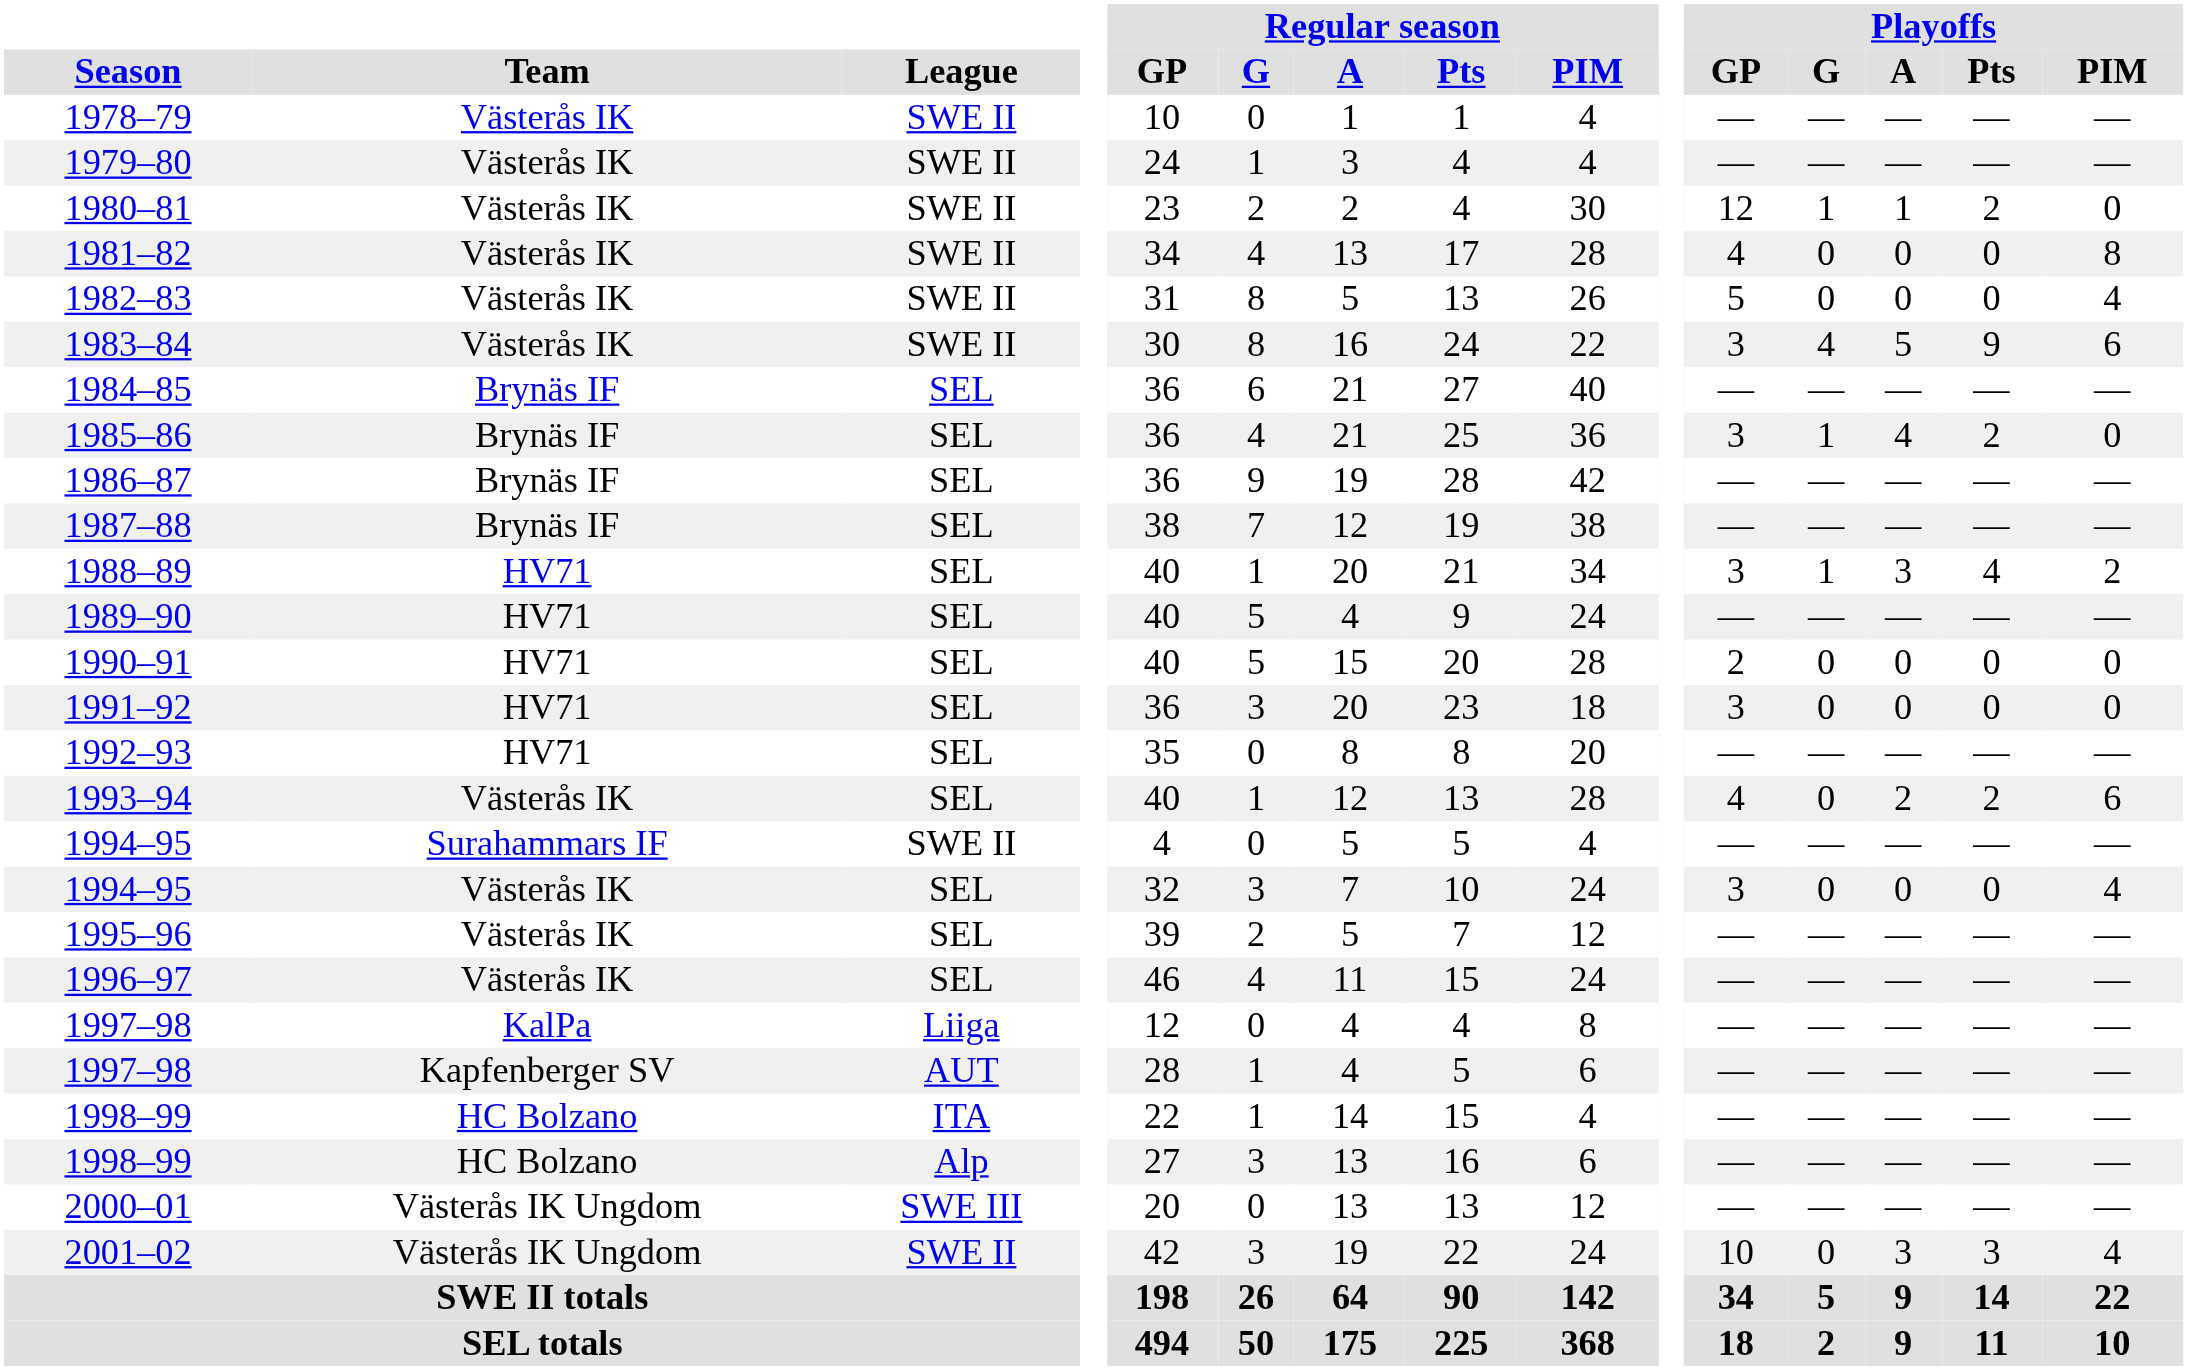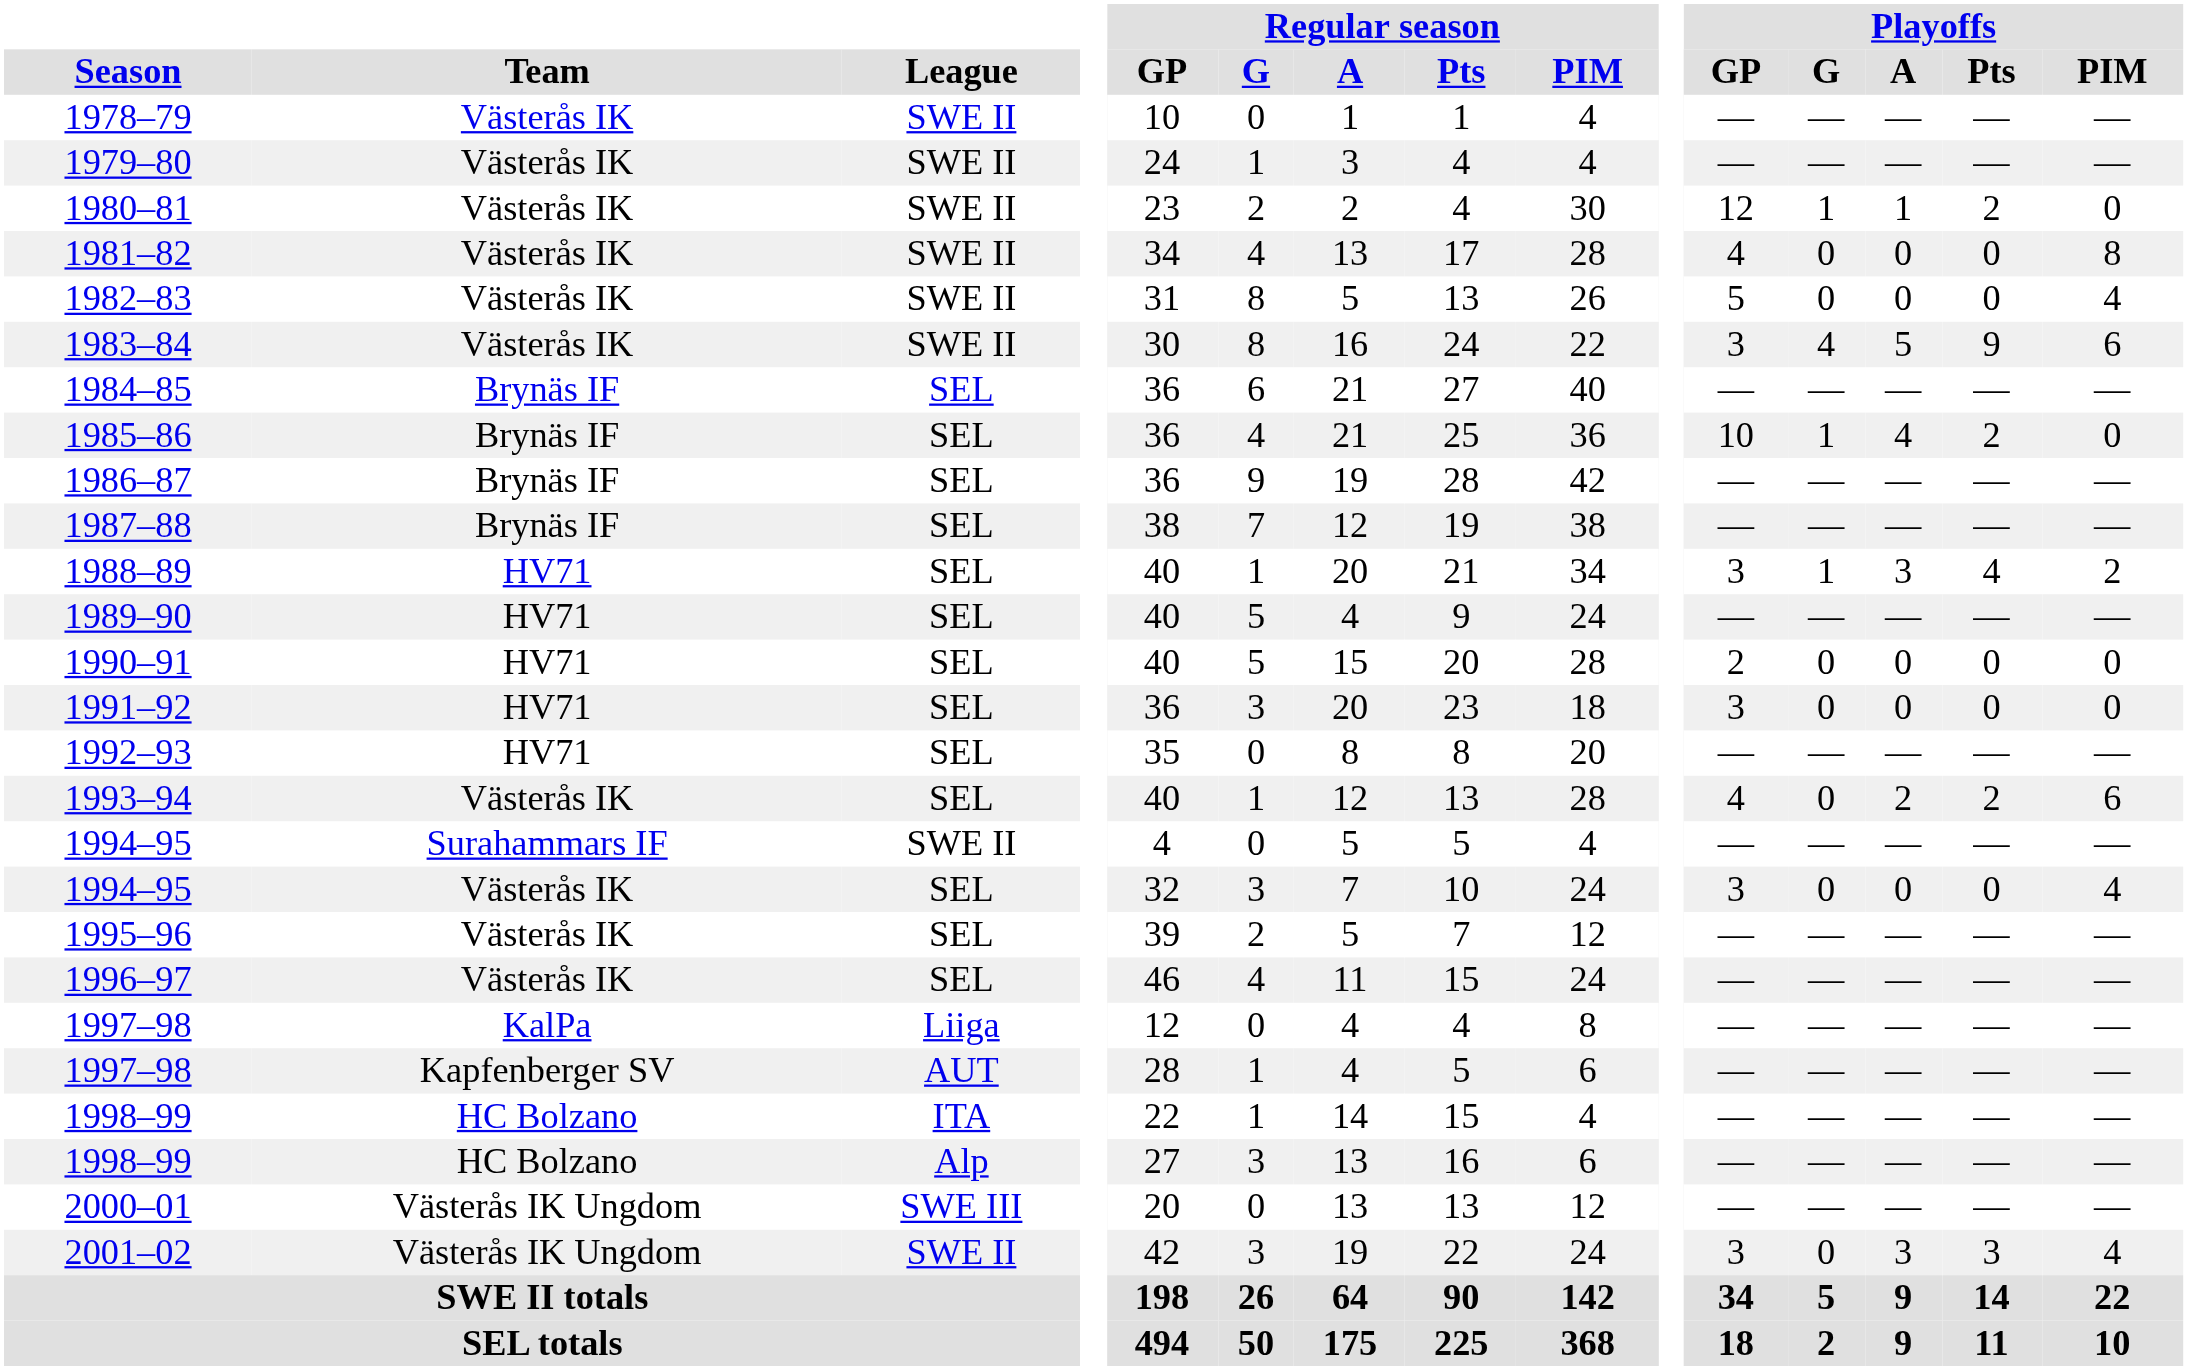(1736, 434) 3 -> (1736, 434) 10
(1736, 1251) 10 -> (1736, 1251) 3
